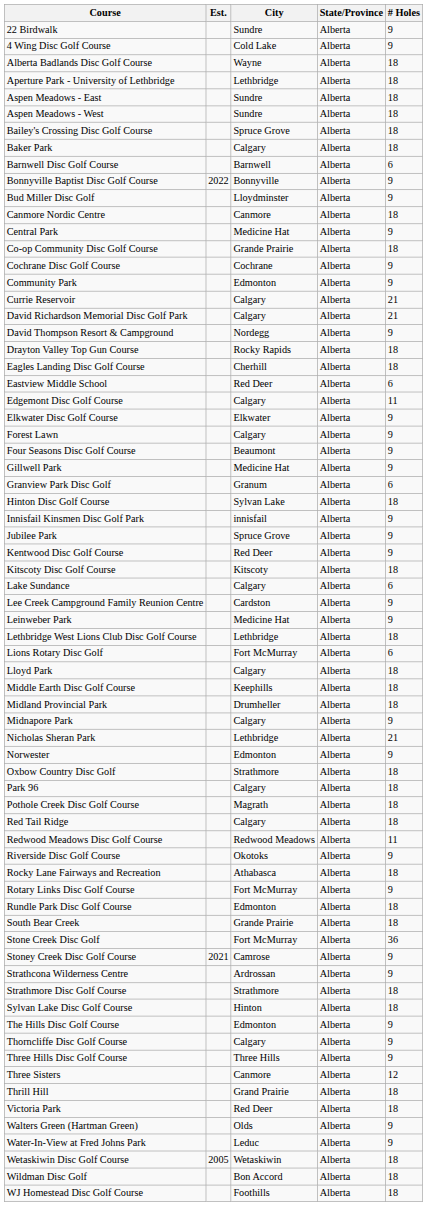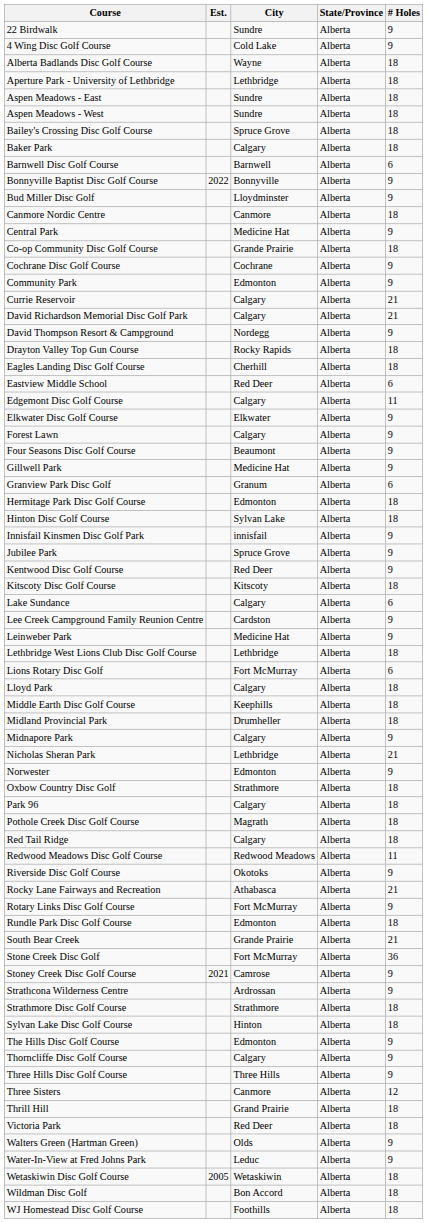+ row: (76, 502)
(393, 873) 18 -> (393, 890) 21
(393, 923) 18 -> (393, 940) 21
